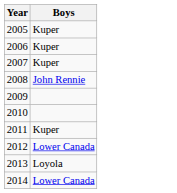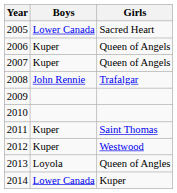+ column: (135, 12)
(46, 29) Kuper -> (64, 29) Lower Canada
(64, 146) Lower Canada -> (46, 146) Kuper
